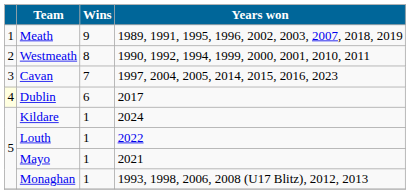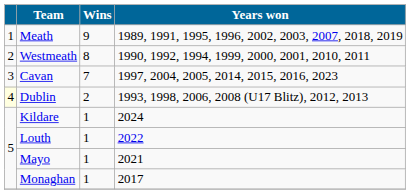(86, 96) 6 -> (86, 96) 2
(131, 96) 2017 -> (243, 96) 1993, 1998, 2006, 2008 (U17 Blitz), 2012, 2013
(243, 179) 1993, 1998, 2006, 2008 (U17 Blitz), 2012, 2013 -> (131, 179) 2017
